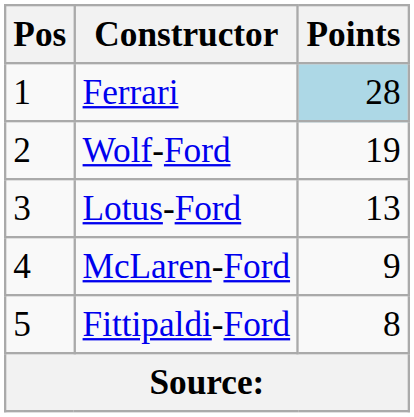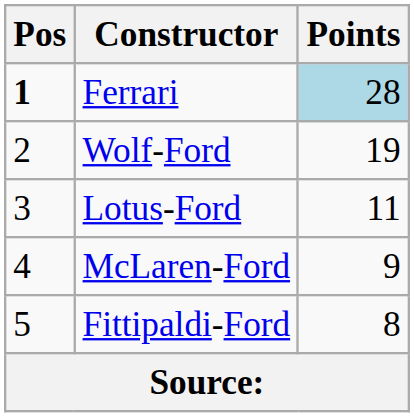(22, 91) normal -> (22, 91) bold
(383, 208) 13 -> (384, 208) 11
